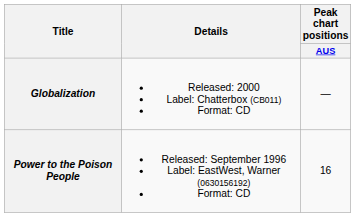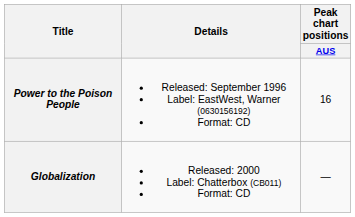rows swapped: (63, 171) <-> (63, 93)
